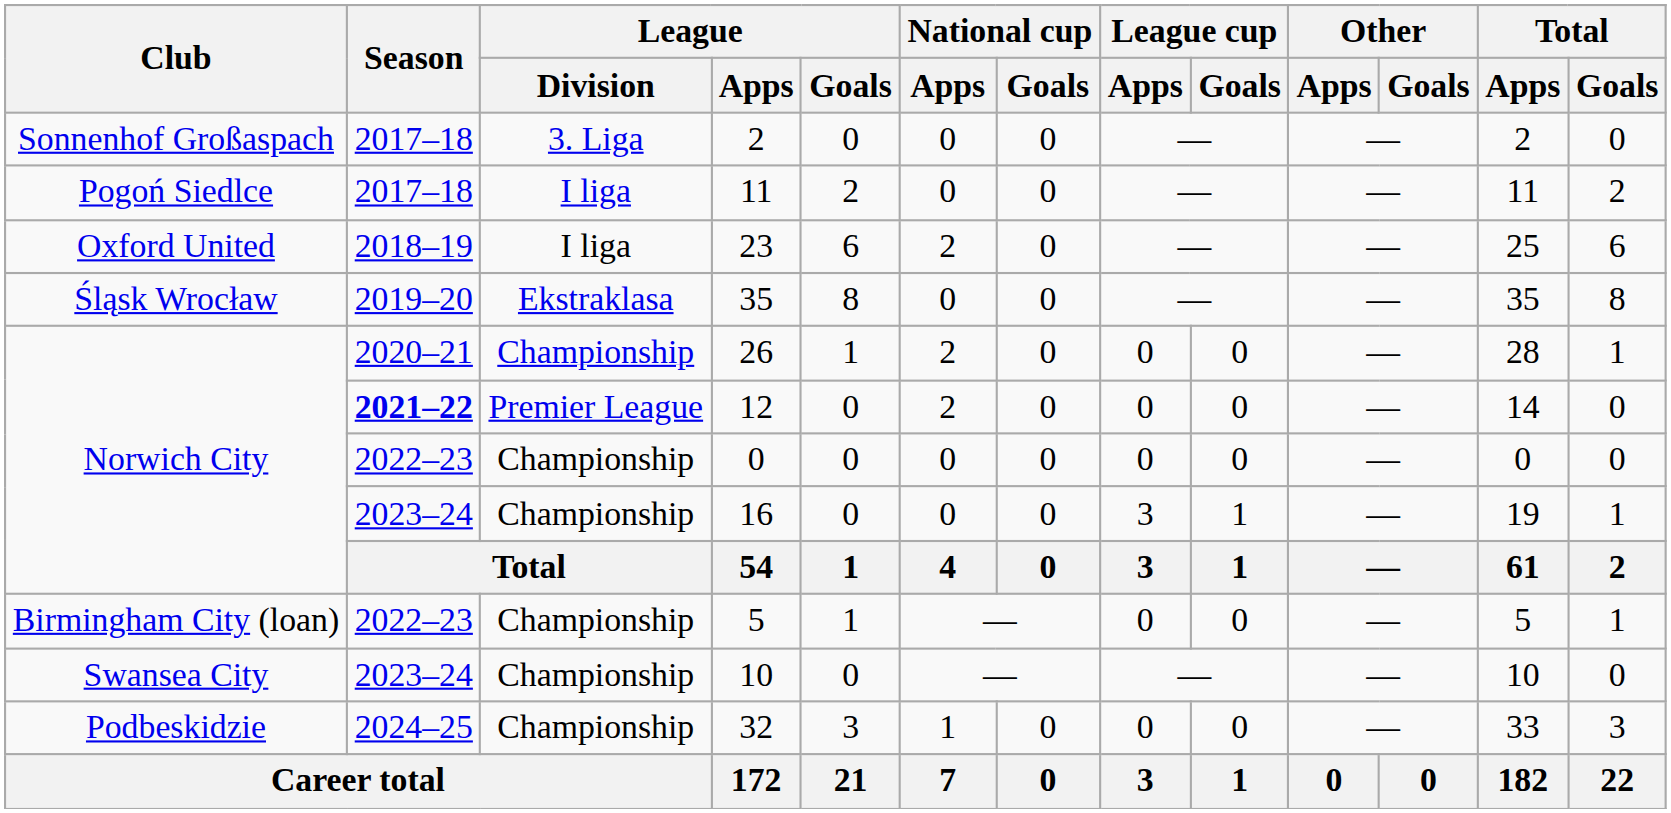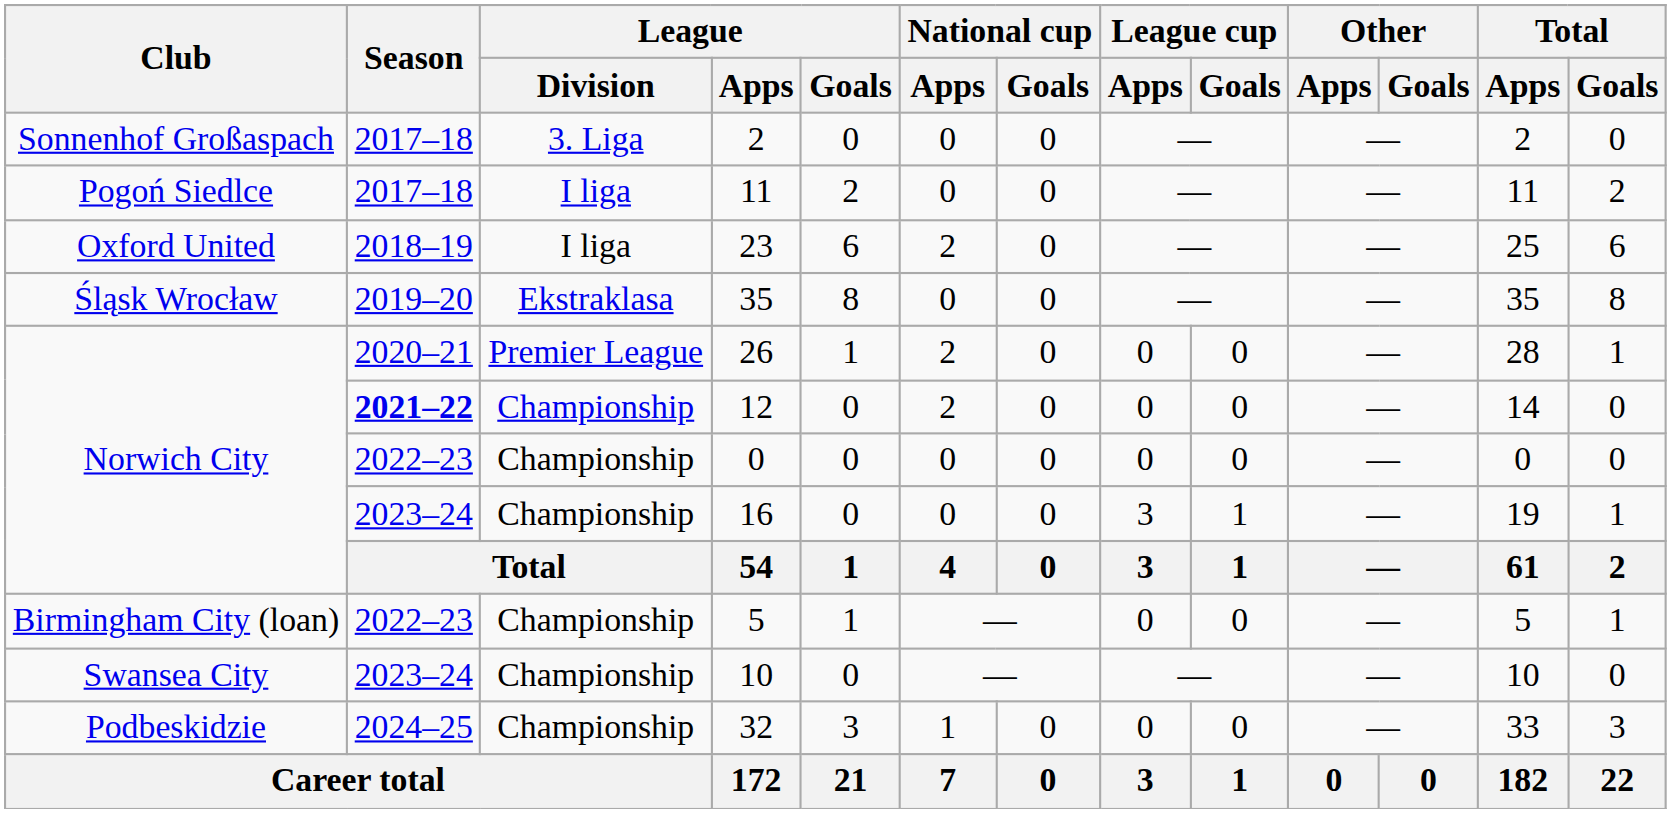(596, 352) Championship -> (596, 352) Premier League
(596, 406) Premier League -> (596, 406) Championship
